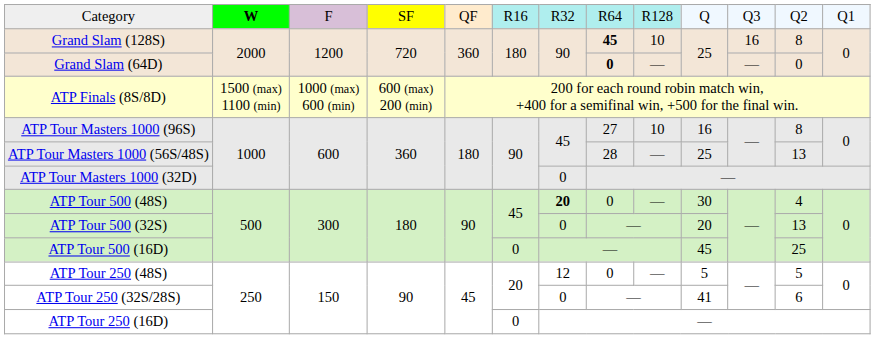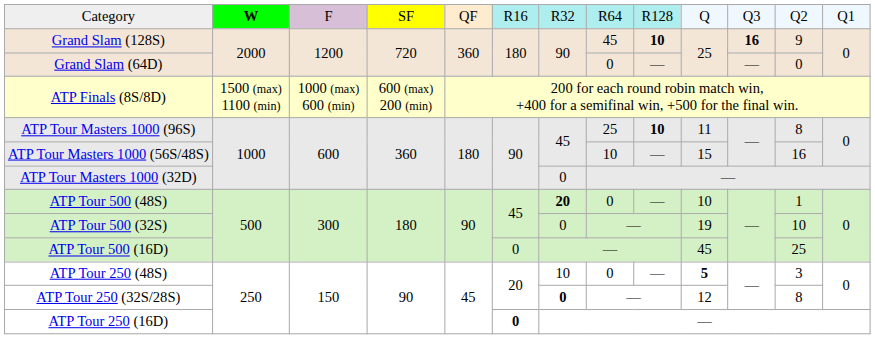(610, 40) bold -> (610, 40) normal
(657, 40) normal -> (657, 40) bold
(752, 40) normal -> (752, 40) bold
(799, 40) 8 -> (799, 40) 9
(610, 64) bold -> (610, 64) normal
(610, 130) 27 -> (610, 130) 25
(657, 130) normal -> (657, 130) bold
(704, 130) 16 -> (704, 130) 11
(610, 153) 28 -> (610, 153) 10
(704, 153) 25 -> (704, 153) 15
(799, 153) 13 -> (799, 153) 16
(704, 201) 30 -> (704, 201) 10
(799, 201) 4 -> (799, 201) 1
(704, 225) 20 -> (704, 225) 19
(799, 225) 13 -> (799, 225) 10
(563, 273) 12 -> (563, 273) 10
(704, 273) normal -> (704, 273) bold
(799, 273) 5 -> (799, 273) 3
(563, 297) normal -> (563, 297) bold
(704, 297) 41 -> (704, 297) 12
(799, 297) 6 -> (799, 297) 8
(516, 321) normal -> (516, 321) bold
